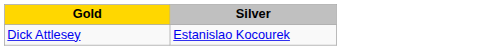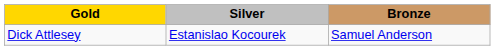+ column: (409, 14)
